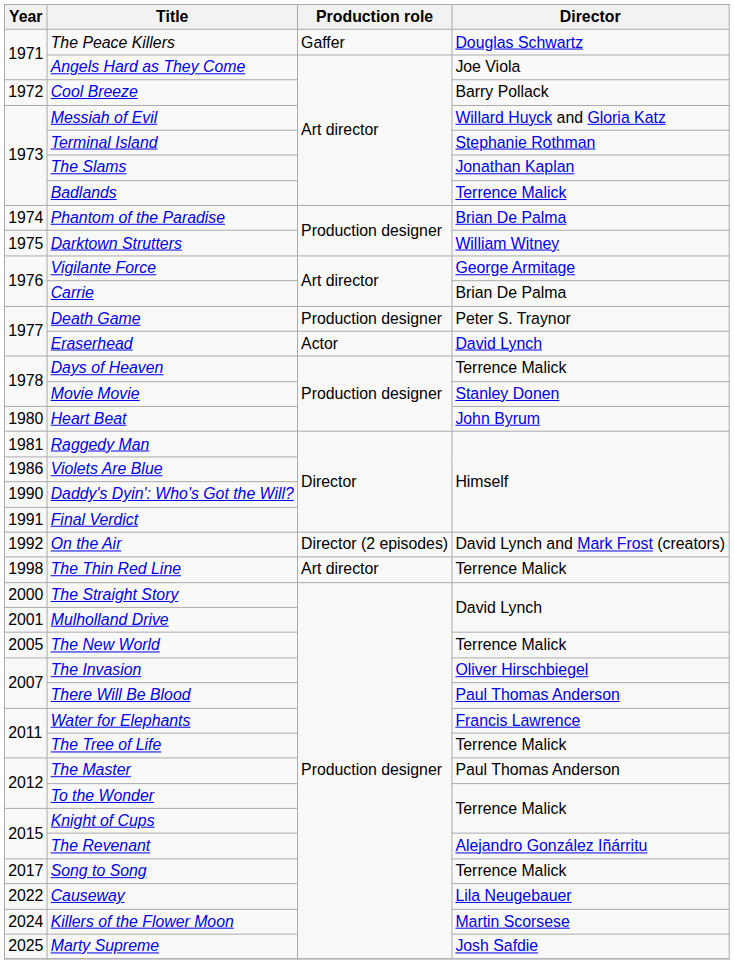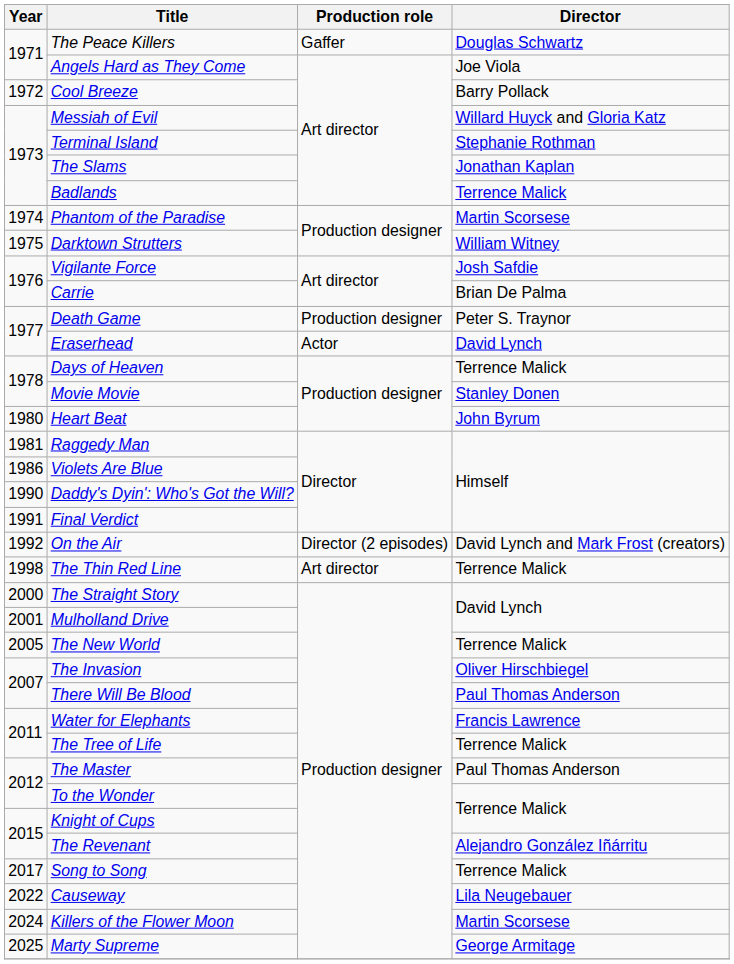(511, 218) Brian De Palma -> (513, 218) Martin Scorsese
(515, 268) George Armitage -> (497, 268) Josh Safdie
(497, 946) Josh Safdie -> (515, 946) George Armitage
